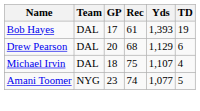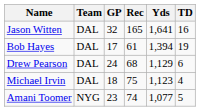+ row: (34, 30)
(161, 30) 1,393 -> (161, 47) 1,394
(112, 47) 20 -> (112, 64) 24
(161, 64) 1,107 -> (161, 81) 1,123
